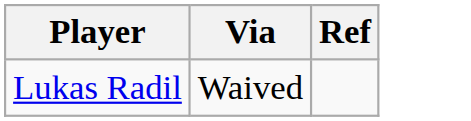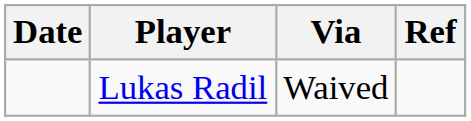+ column: (48, 32)
